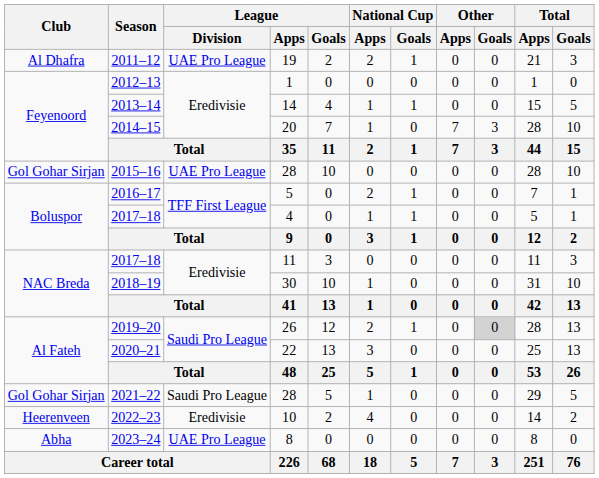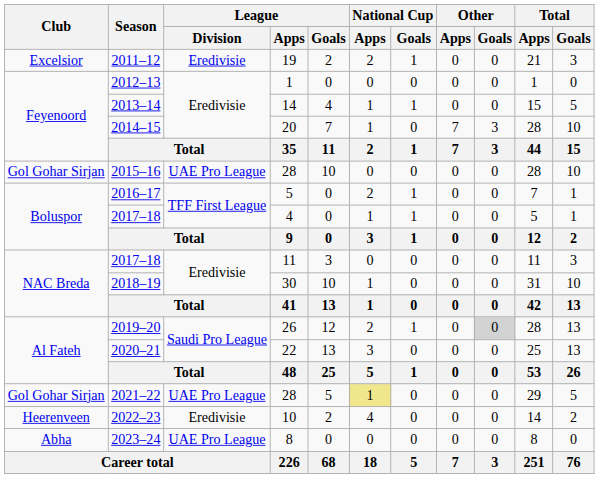(56, 60) Al Dhafra -> (56, 60) Excelsior
(217, 60) UAE Pro League -> (217, 60) Eredivisie
(217, 395) Saudi Pro League -> (217, 395) UAE Pro League
(370, 395) no background -> (370, 395) khaki background
